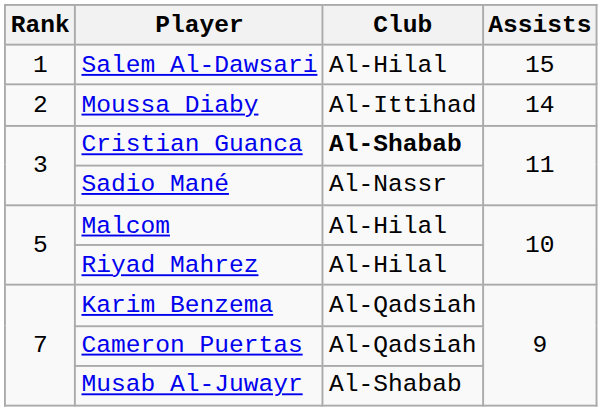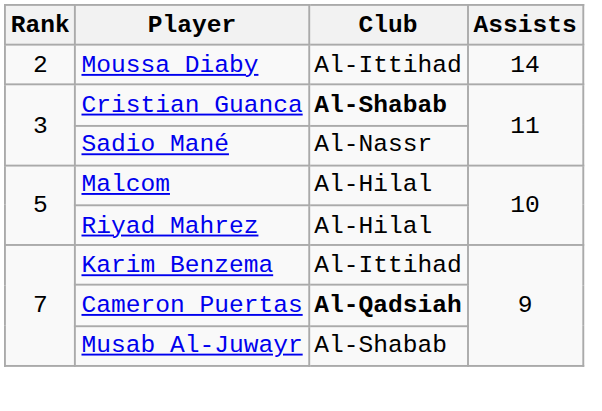- row: (199, 65)
(403, 305) Al-Qadsiah -> (388, 265) Al-Ittihad
(403, 345) normal -> (388, 305) bold
